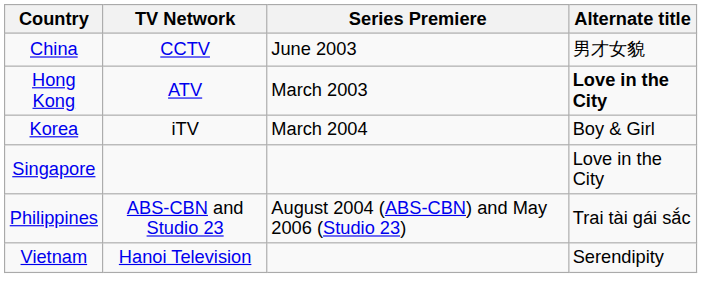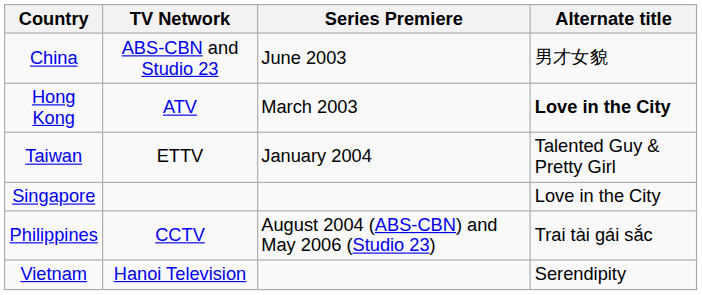(185, 49) CCTV -> (180, 58) ABS-CBN and Studio 23
+ row: (54, 157)
- row: (54, 129)
(185, 218) ABS-CBN and Studio 23 -> (180, 235) CCTV
